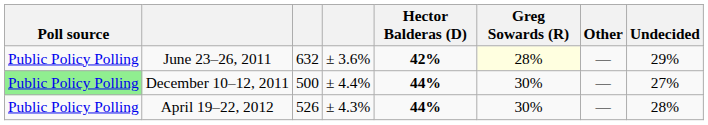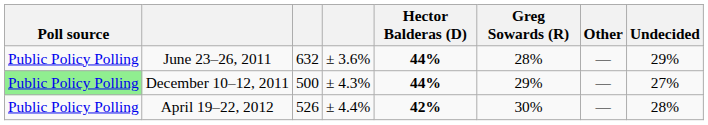(425, 58) 42% -> (425, 58) 44%
(528, 58) lightyellow background -> (528, 58) no background
(348, 82) ± 4.4% -> (348, 82) ± 4.3%
(528, 82) 30% -> (528, 82) 29%
(348, 107) ± 4.3% -> (348, 107) ± 4.4%
(425, 107) 44% -> (425, 107) 42%
